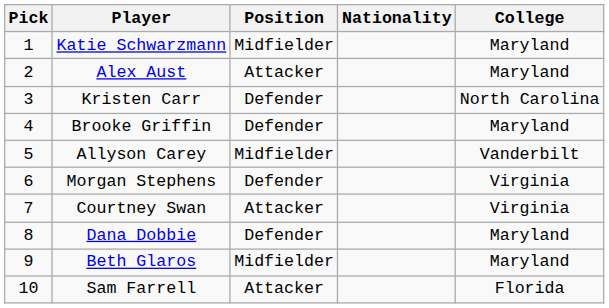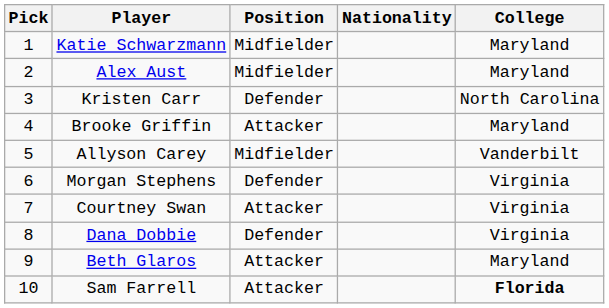(284, 72) Attacker -> (284, 72) Midfielder
(284, 127) Defender -> (284, 127) Attacker
(530, 235) Maryland -> (530, 235) Virginia
(284, 262) Midfielder -> (284, 262) Attacker
(530, 289) normal -> (530, 289) bold
